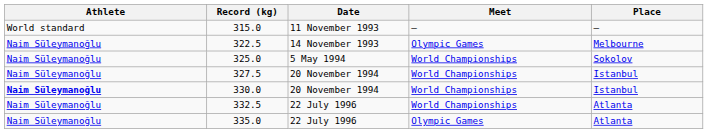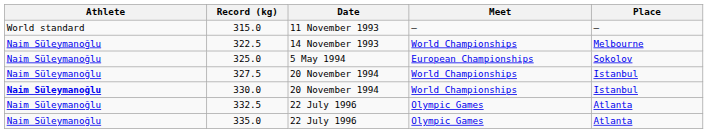(448, 43) Olympic Games -> (464, 43) World Championships
(464, 58) World Championships -> (473, 58) European Championships
(464, 105) World Championships -> (448, 105) Olympic Games
